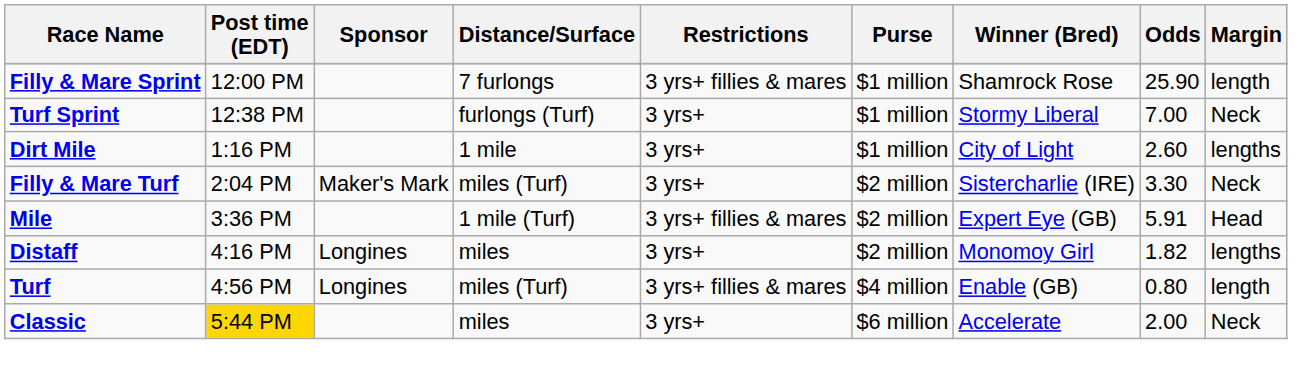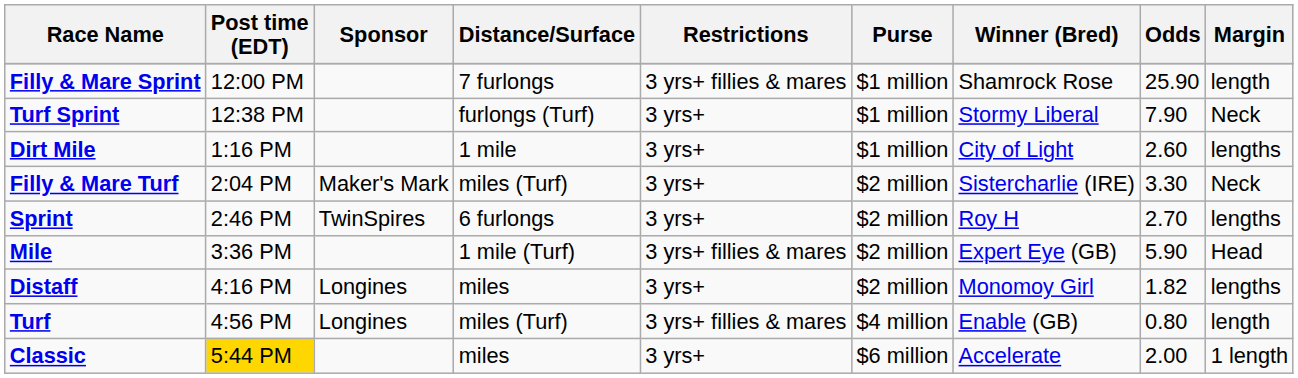(1166, 115) 7.00 -> (1166, 115) 7.90
+ row: (41, 218)
(1166, 218) 5.91 -> (1166, 253) 5.90
(1236, 321) Neck -> (1249, 356) 1 length
